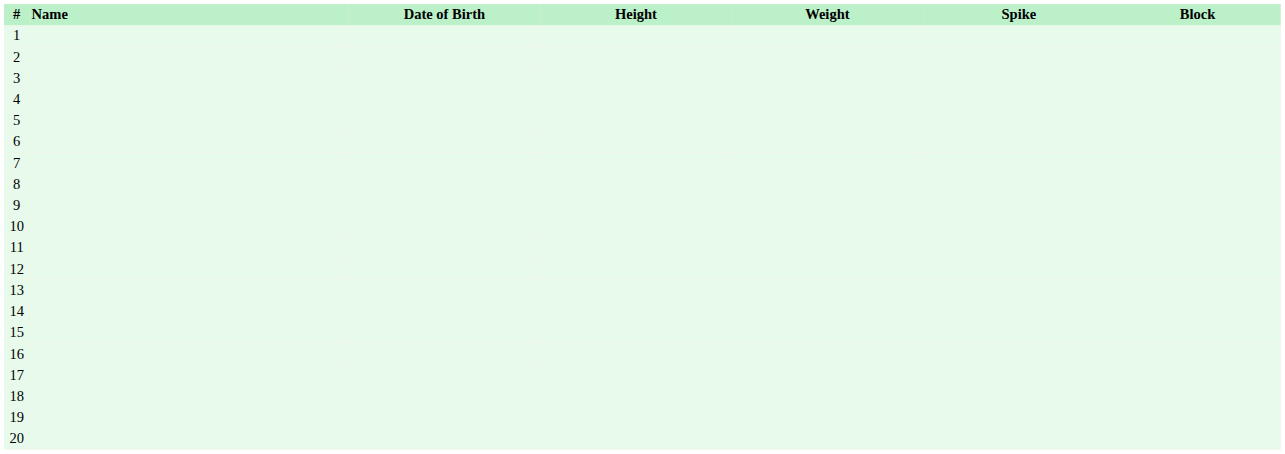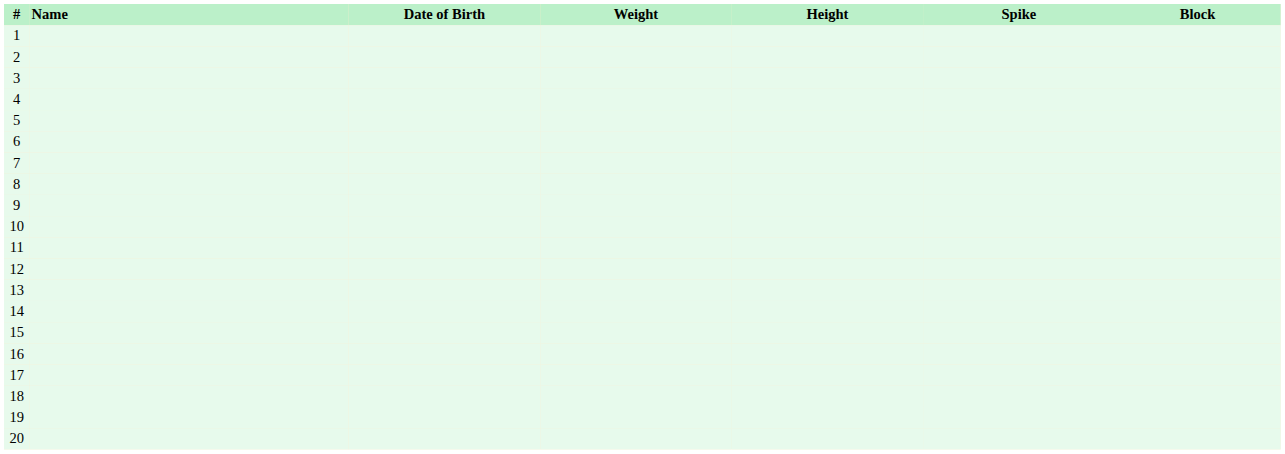columns swapped: (636, 14) <-> (827, 14)
